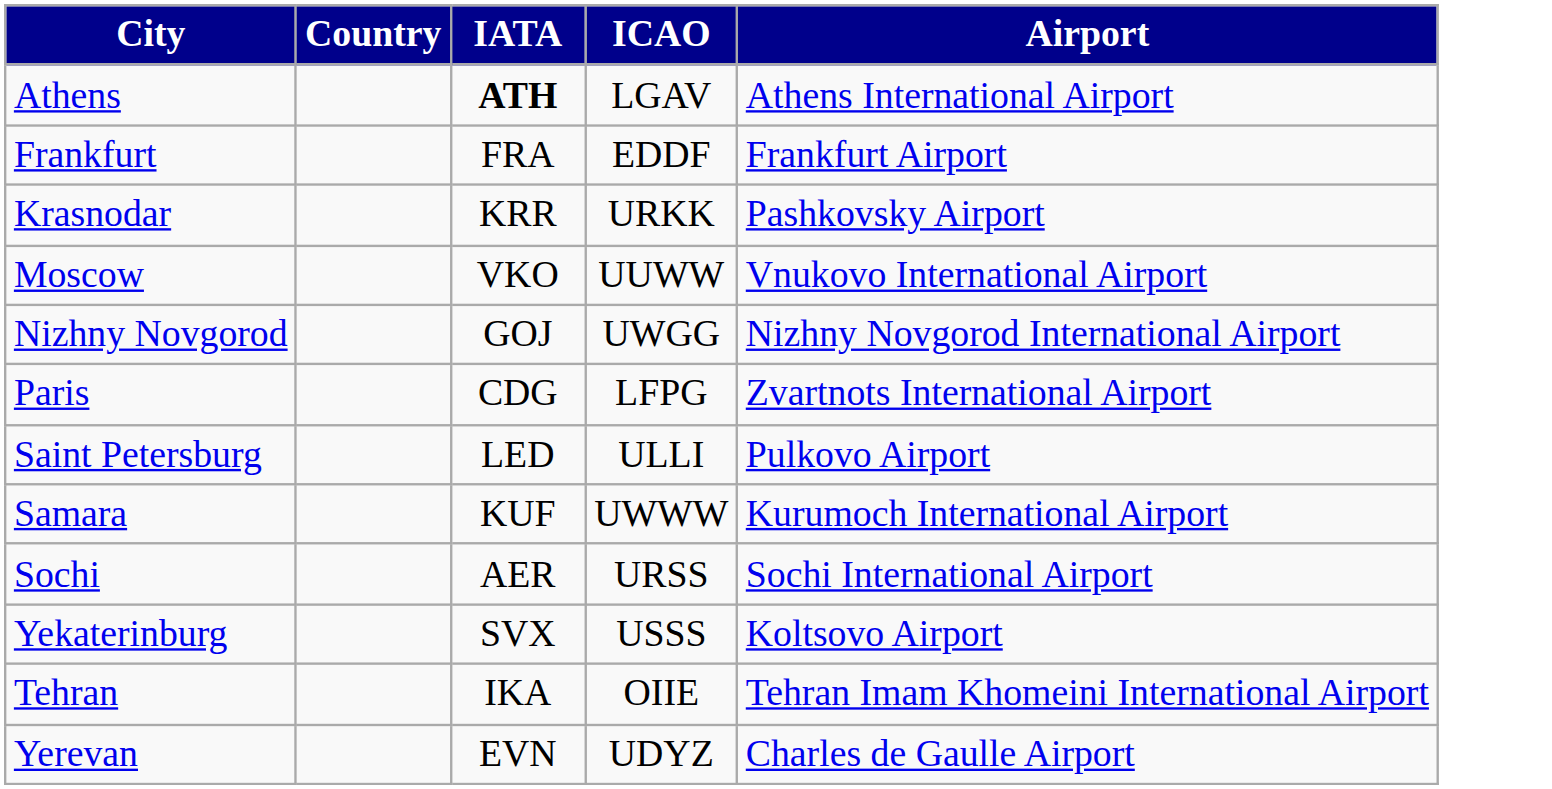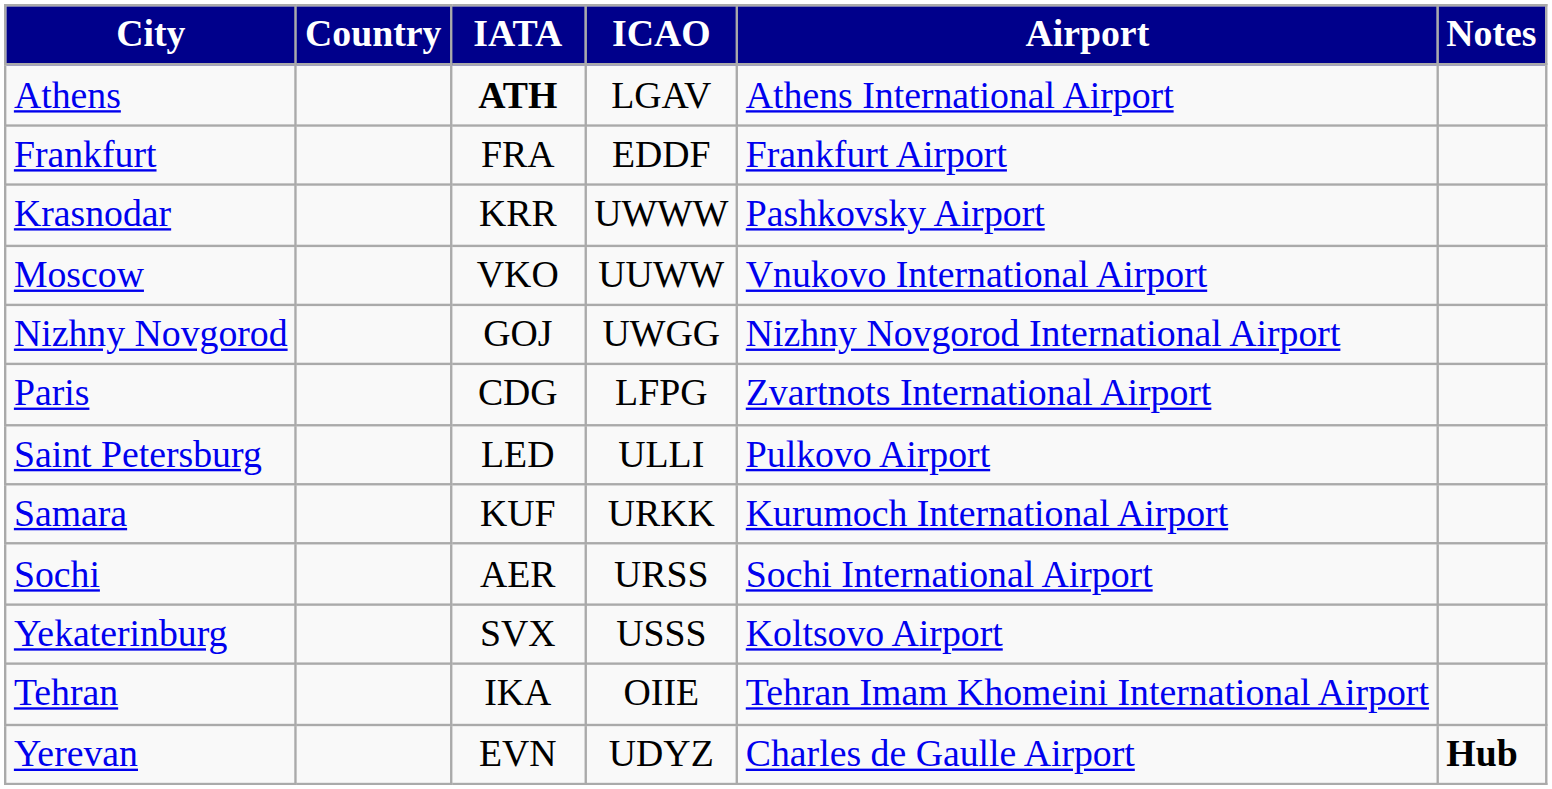+ column: (1491, 34)
(661, 214) URKK -> (661, 214) UWWW
(661, 513) UWWW -> (661, 513) URKK
